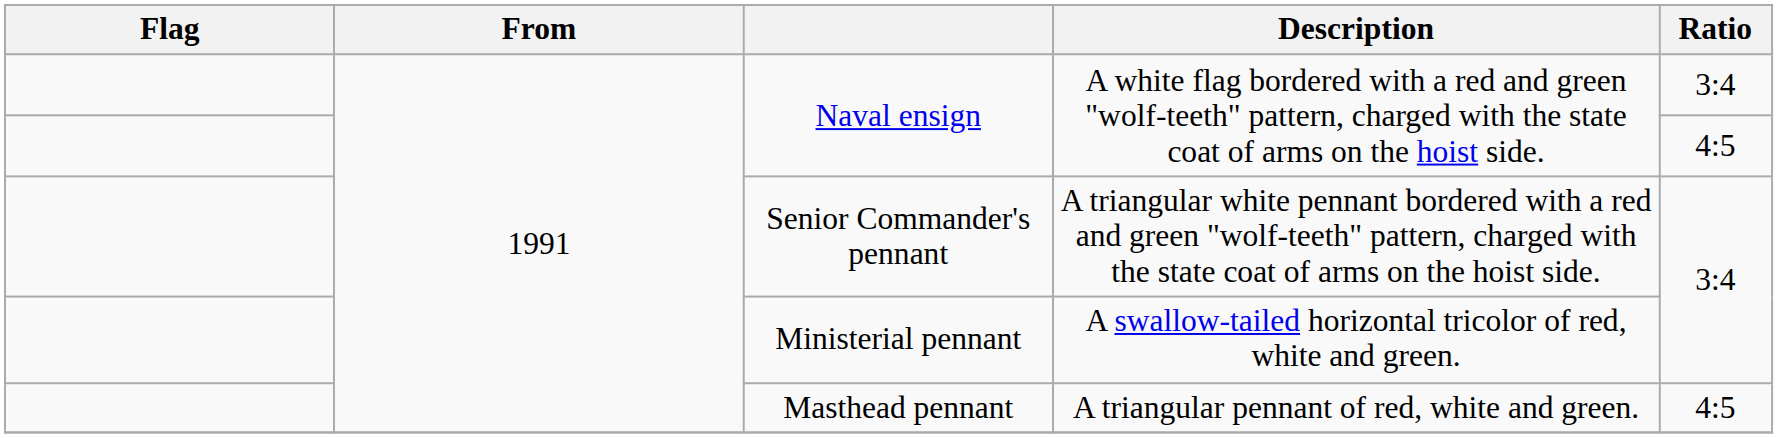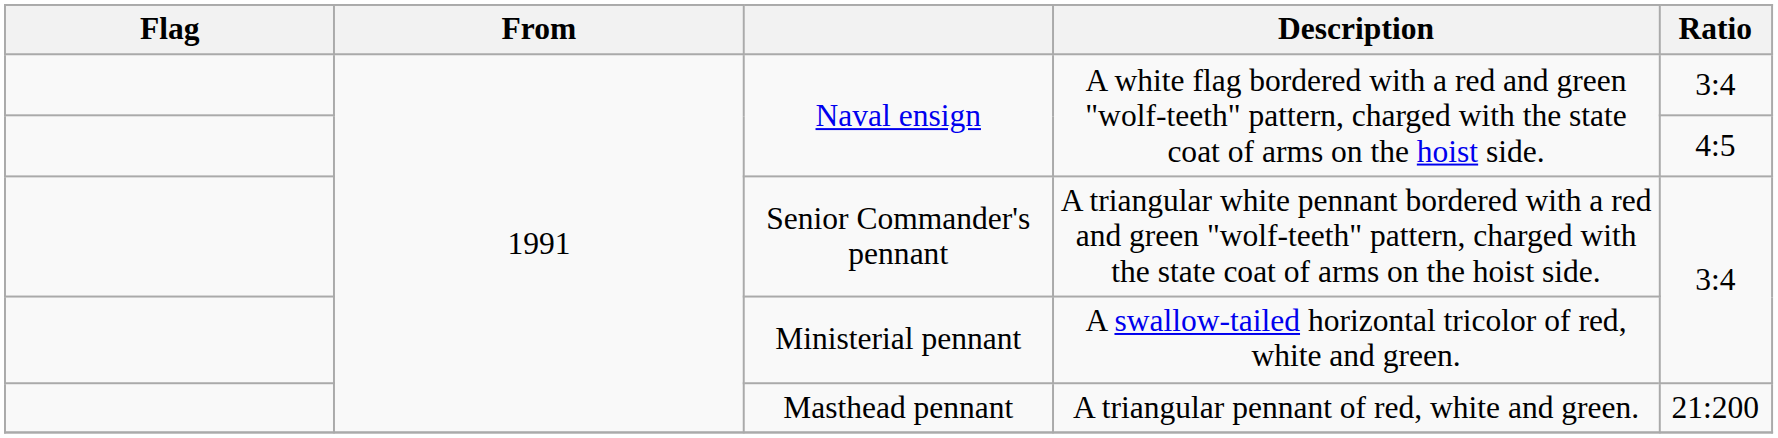(1715, 406) 4:5 -> (1715, 406) 21:200
